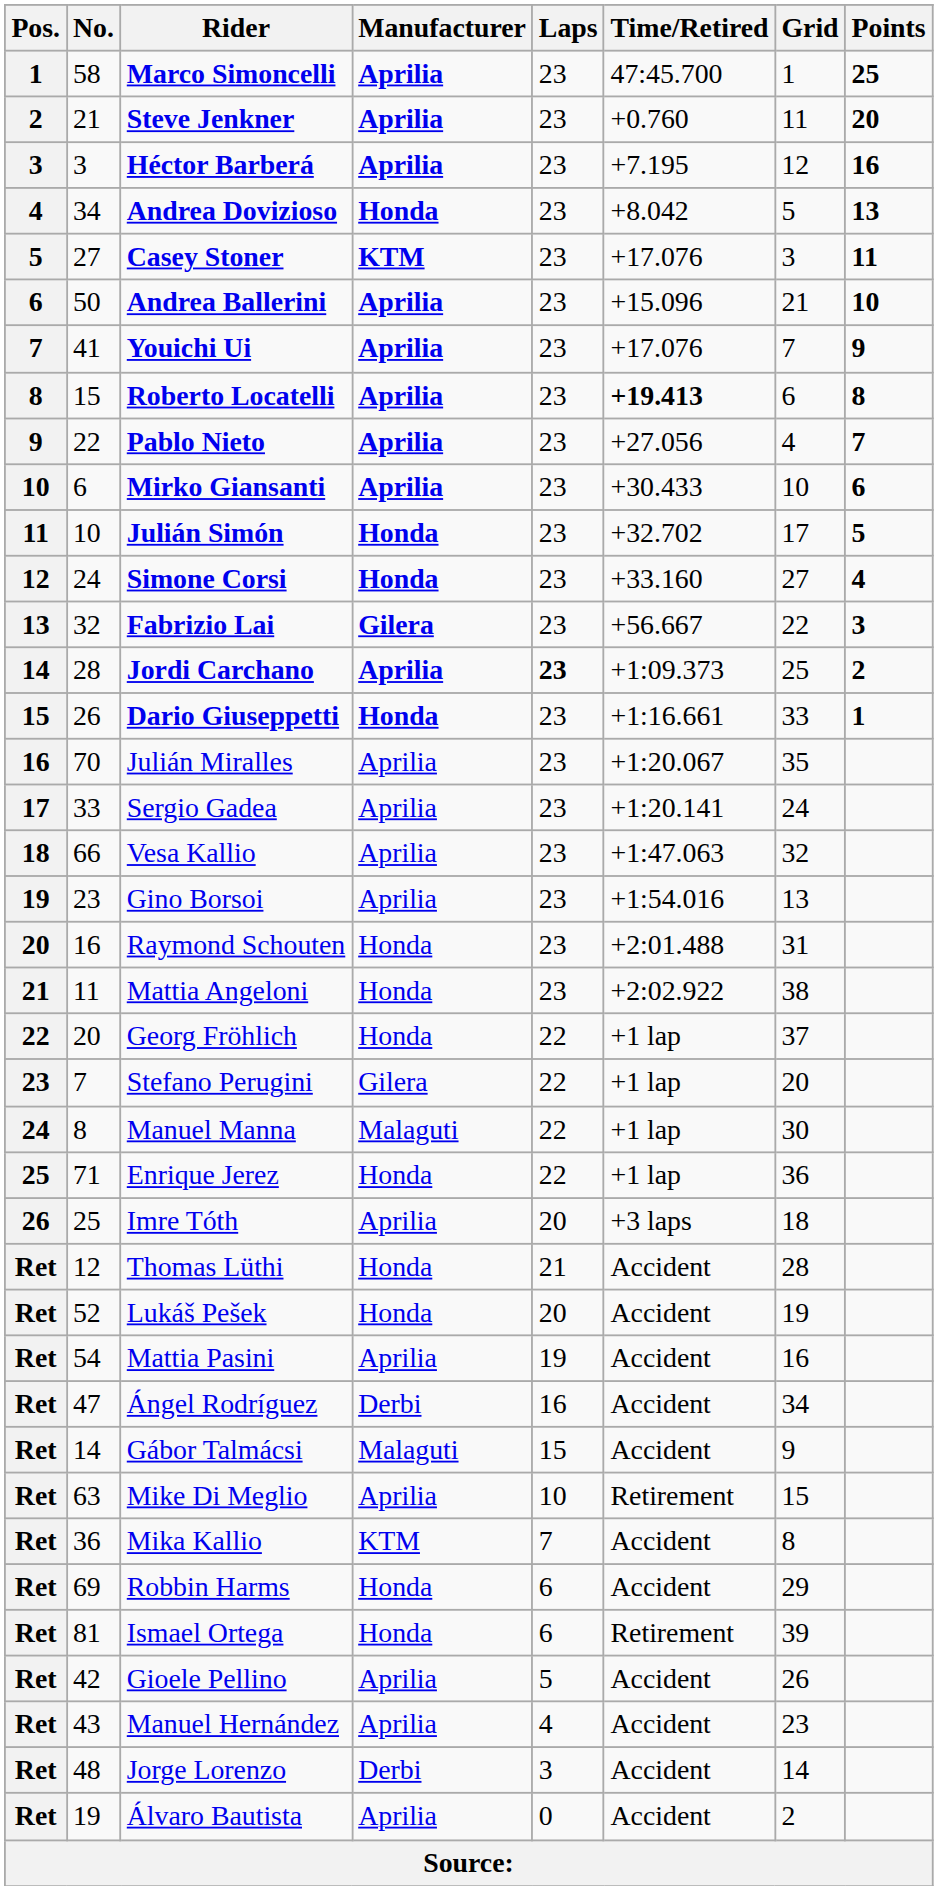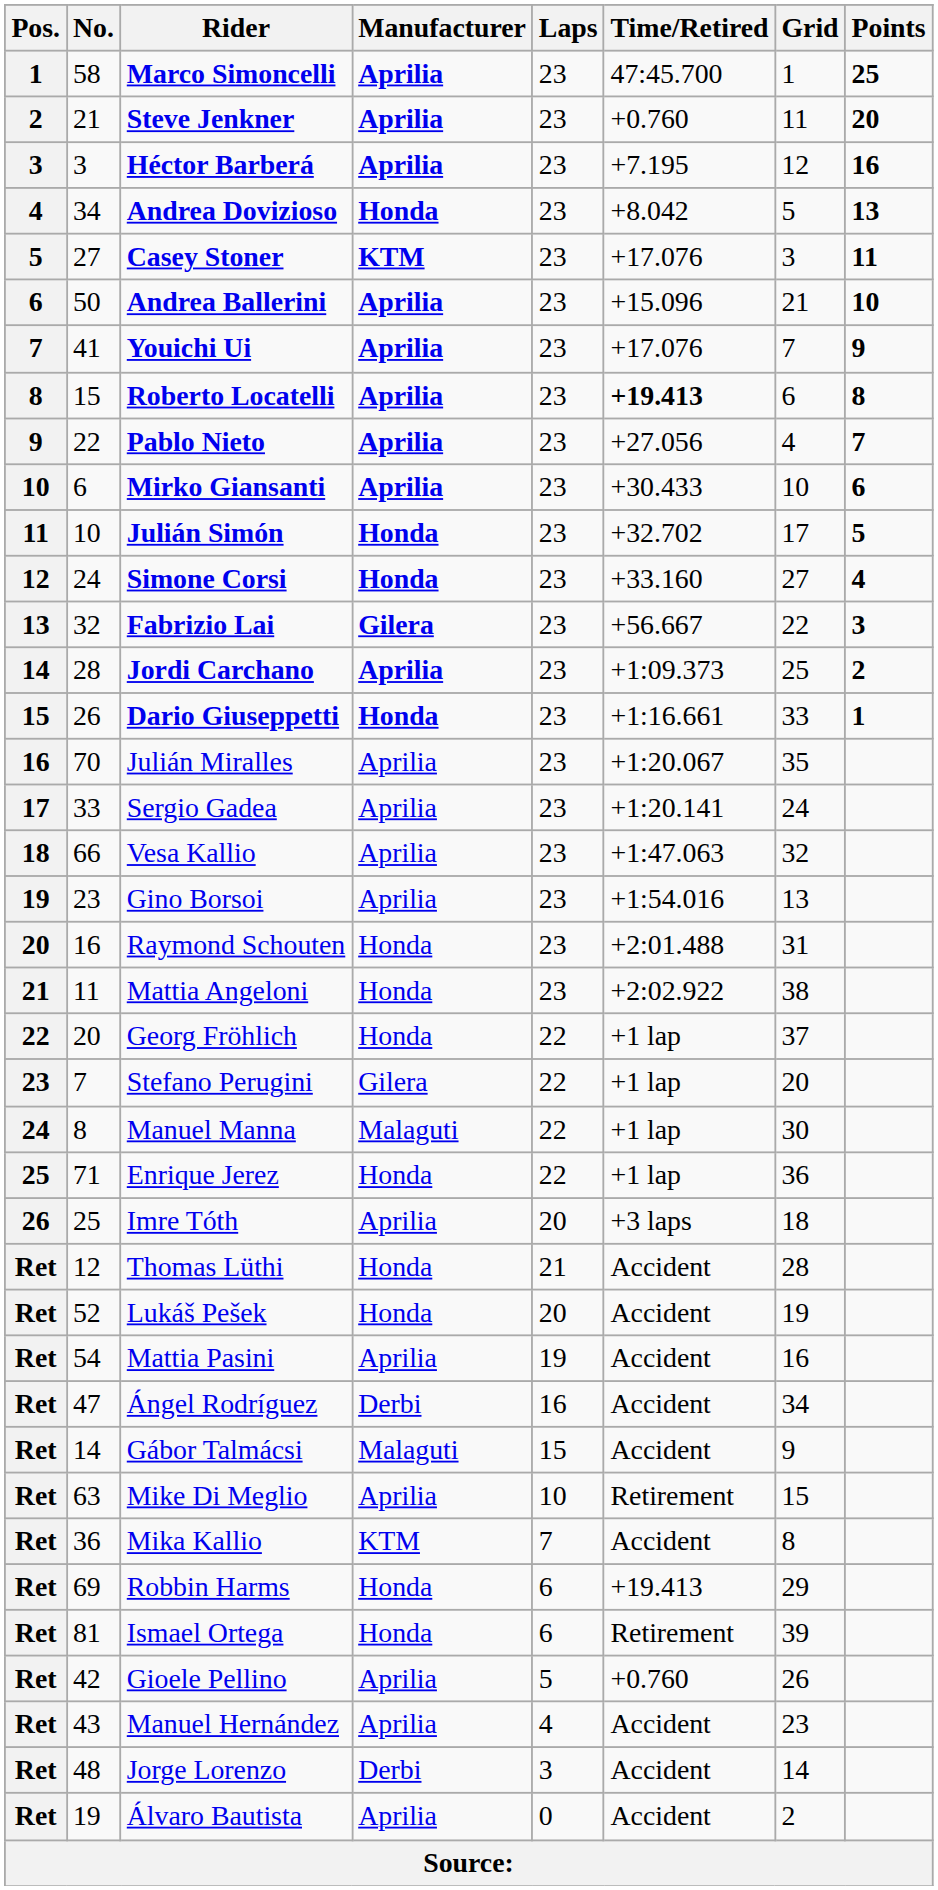(553, 669) bold -> (553, 669) normal
(661, 1587) Accident -> (657, 1587) +19.413
(661, 1678) Accident -> (650, 1678) +0.760
